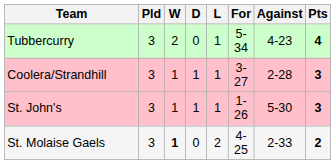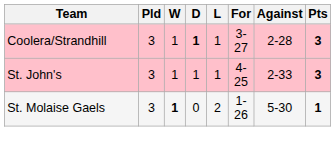- row: (41, 41)
(196, 75) normal -> (196, 41) bold
(241, 108) 1-26 -> (241, 75) 4-25
(280, 108) 5-30 -> (280, 75) 2-33
(241, 142) 4-25 -> (241, 108) 1-26
(280, 142) 2-33 -> (280, 108) 5-30
(318, 142) 2 -> (318, 108) 1
